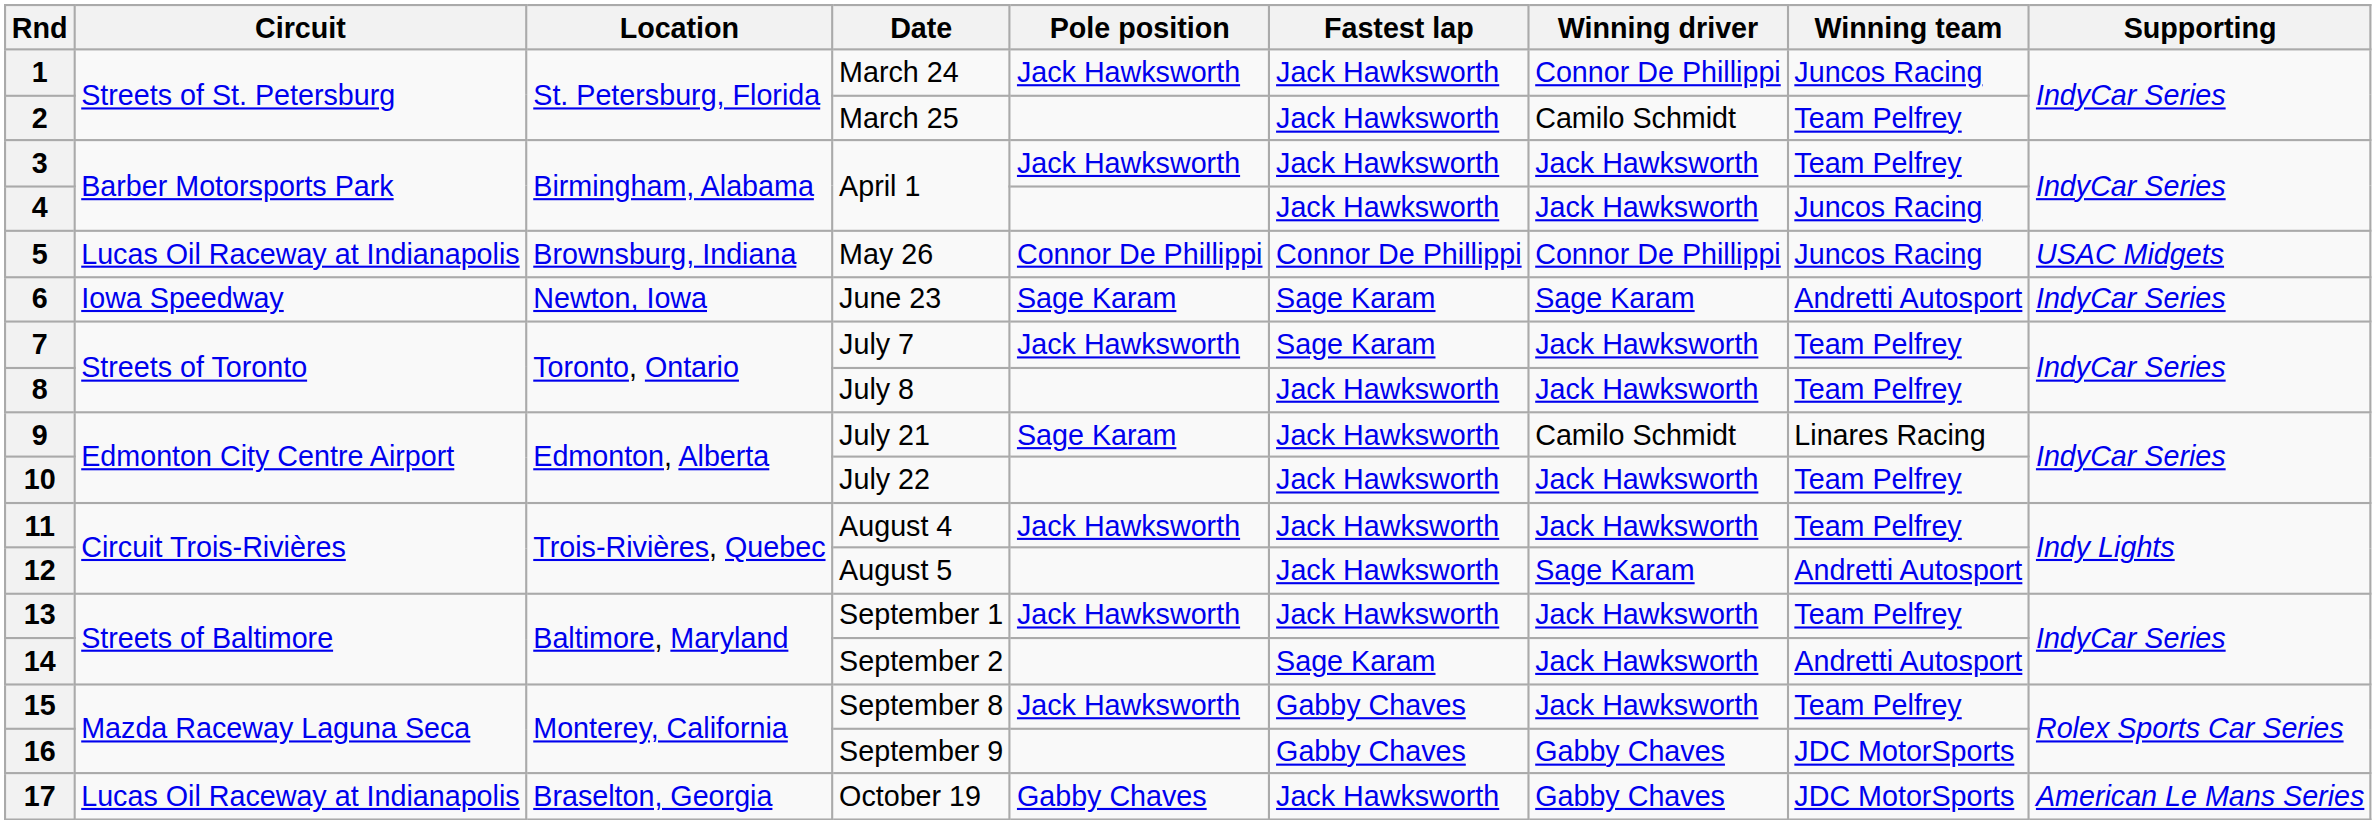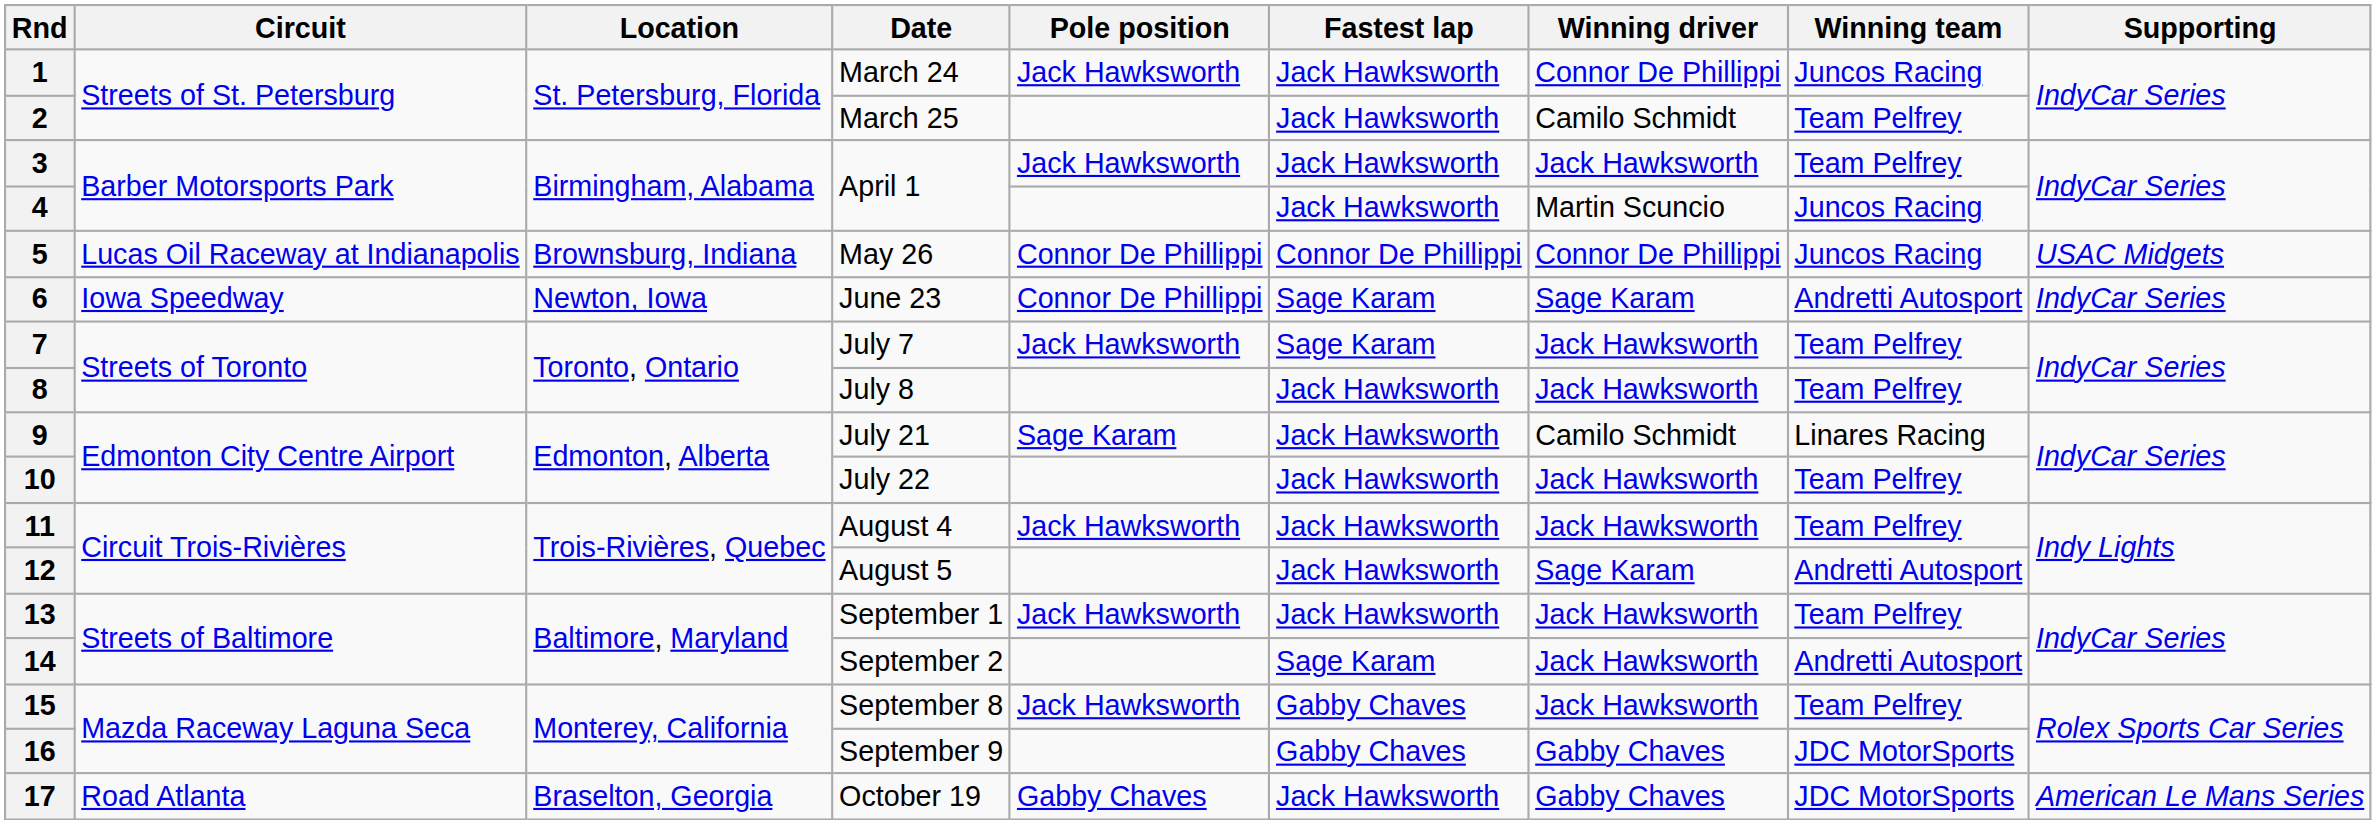(1647, 208) Jack Hawksworth -> (1630, 208) Martin Scuncio
(1097, 299) Sage Karam -> (1140, 299) Connor De Phillippi
(300, 796) Lucas Oil Raceway at Indianapolis -> (163, 796) Road Atlanta
